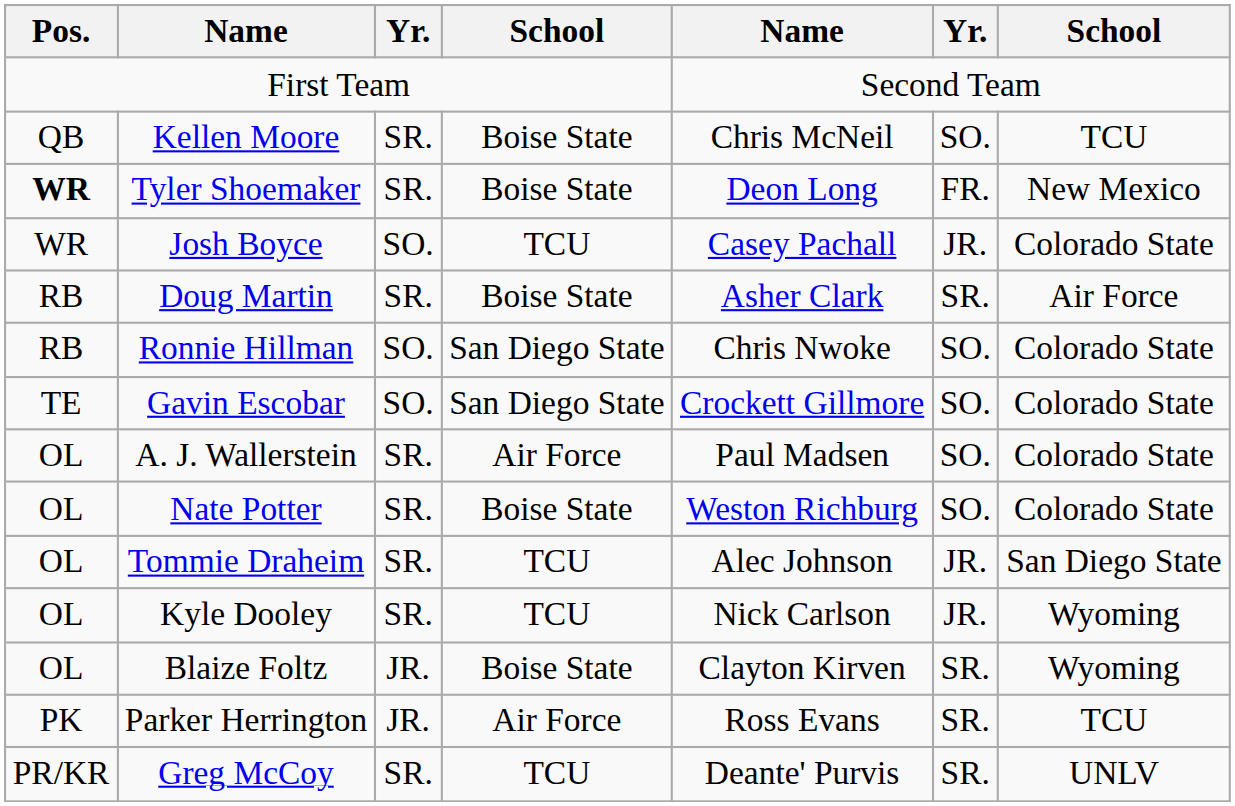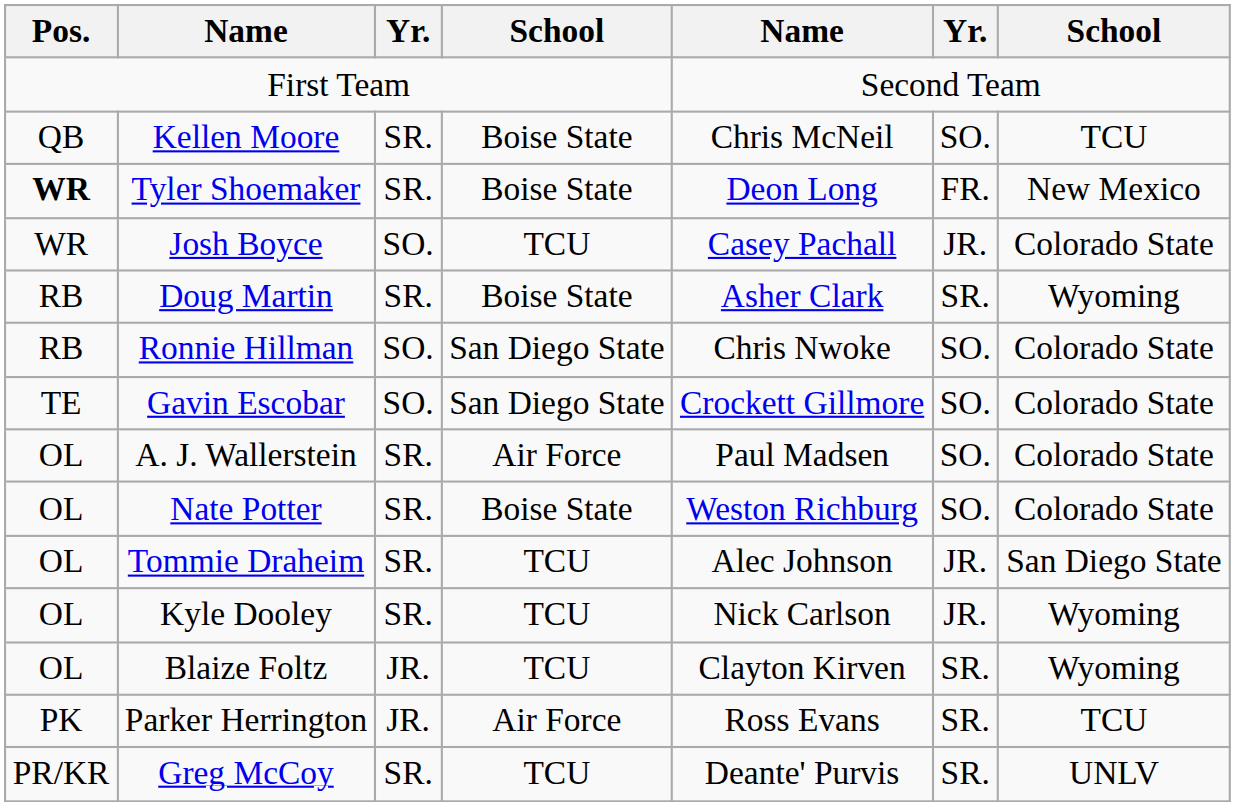(1114, 296) Air Force -> (1114, 296) Wyoming
(557, 667) Boise State -> (557, 667) TCU
